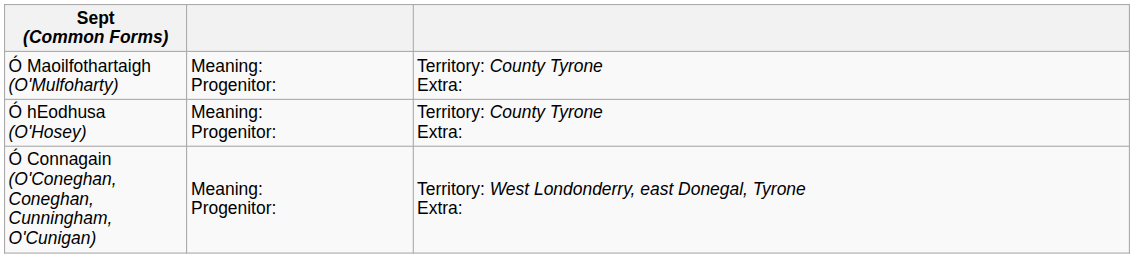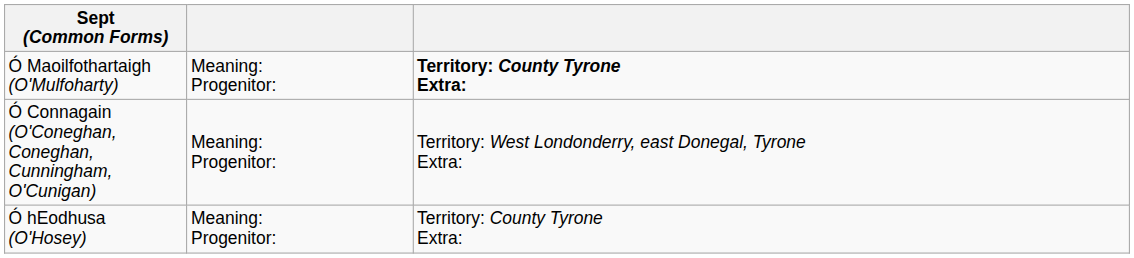(510, 75) normal -> (519, 75) bold
rows swapped: (57, 122) <-> (63, 199)
